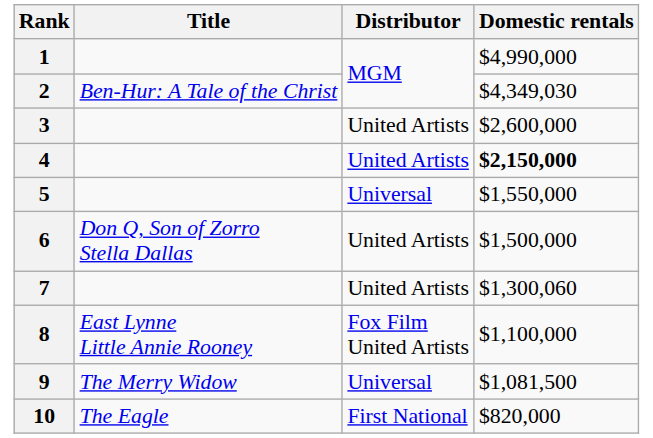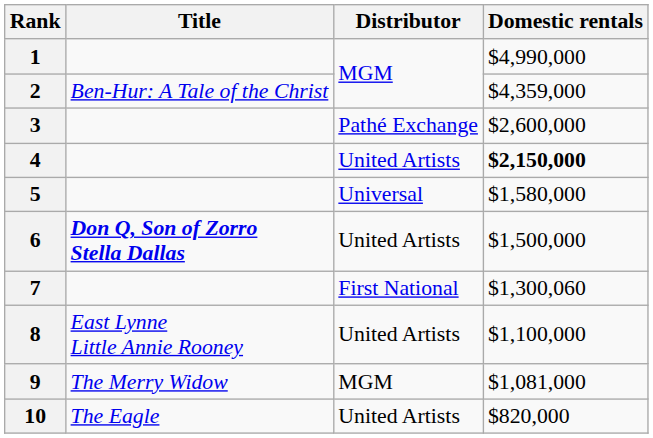(528, 90) $4,349,030 -> (537, 90) $4,359,000
(408, 125) United Artists -> (408, 125) Pathé Exchange
(528, 194) $1,550,000 -> (537, 194) $1,580,000
(170, 241) normal -> (164, 241) bold
(408, 287) United Artists -> (398, 287) First National
(408, 334) Fox Film United Artists -> (399, 334) United Artists
(390, 381) Universal -> (366, 381) MGM
(528, 381) $1,081,500 -> (537, 381) $1,081,000
(408, 415) First National -> (399, 415) United Artists
